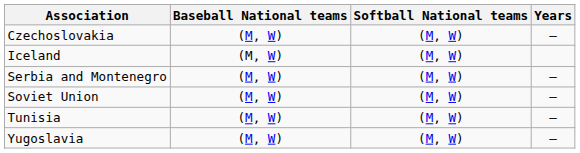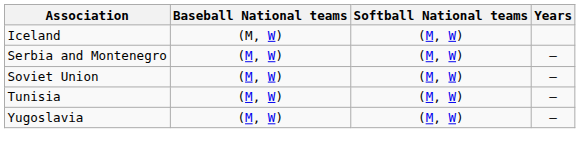- row: (61, 35)
